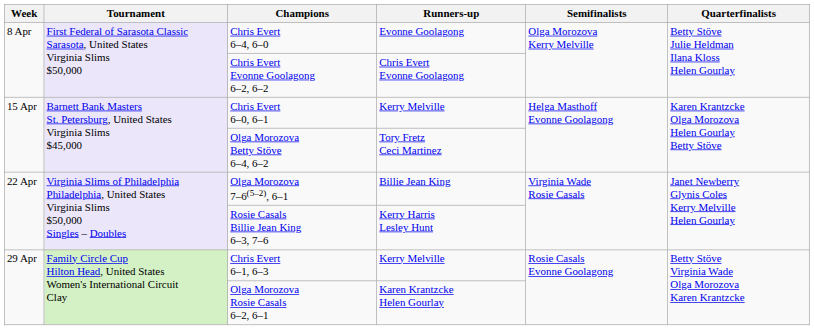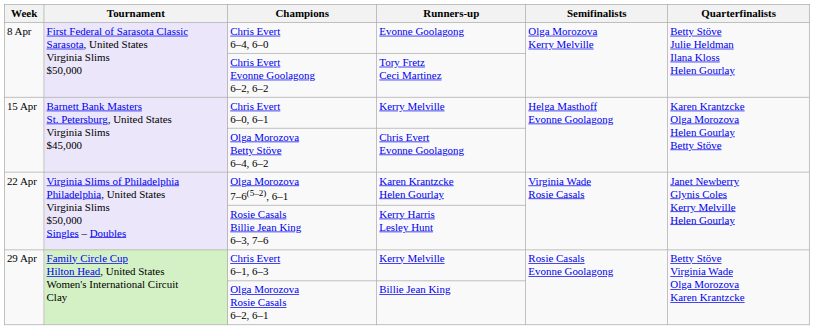(422, 69) Chris Evert Evonne Goolagong -> (410, 69) Tory Fretz Ceci Martinez
(410, 144) Tory Fretz Ceci Martinez -> (422, 144) Chris Evert Evonne Goolagong
(415, 181) Billie Jean King -> (416, 188) Karen Krantzcke Helen Gourlay
(416, 296) Karen Krantzcke Helen Gourlay -> (415, 289) Billie Jean King
